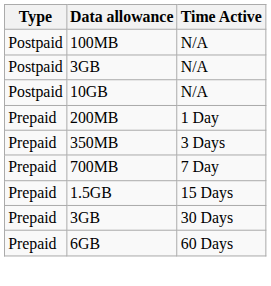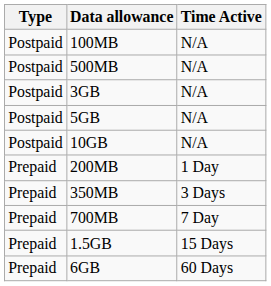+ row: (94, 67)
+ row: (85, 117)
- row: (85, 218)
